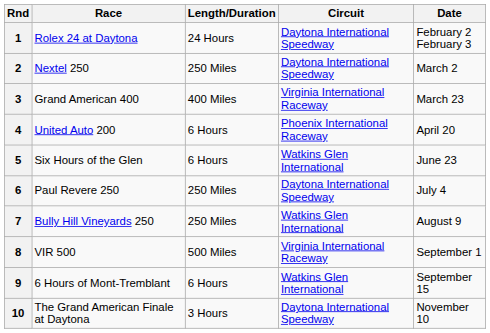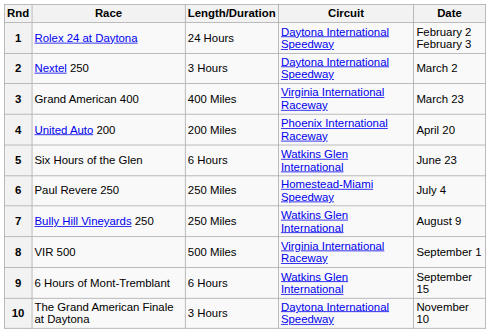(212, 69) 250 Miles -> (208, 69) 3 Hours
(208, 130) 6 Hours -> (212, 130) 200 Miles
(335, 191) Daytona International Speedway -> (327, 191) Homestead-Miami Speedway
